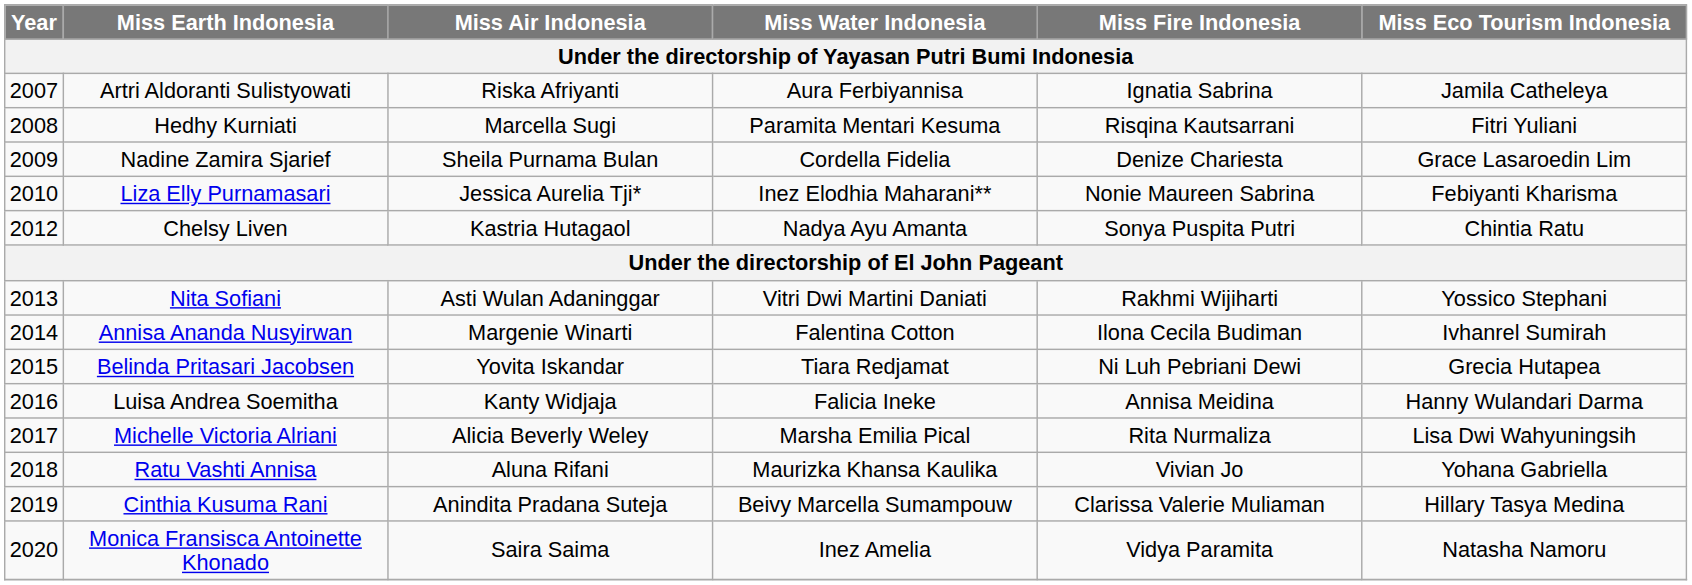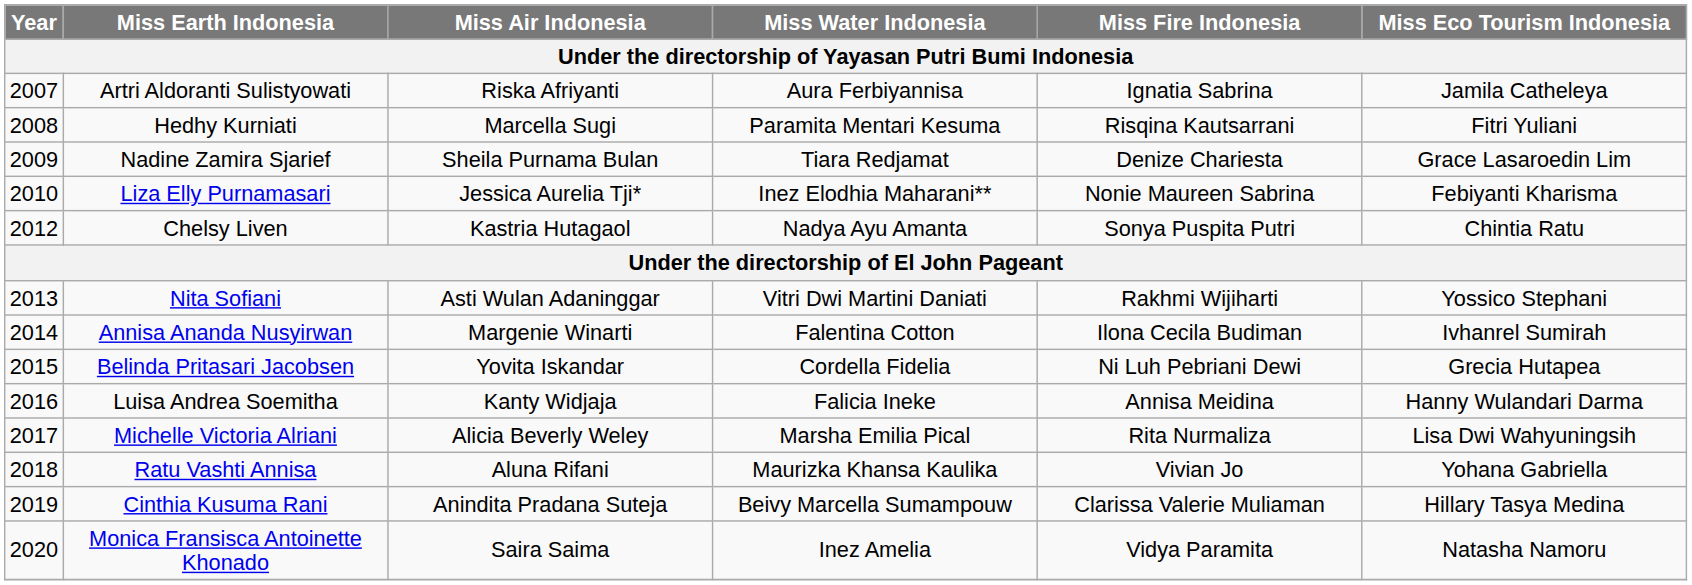(875, 160) Cordella Fidelia -> (875, 160) Tiara Redjamat
(875, 366) Tiara Redjamat -> (875, 366) Cordella Fidelia
